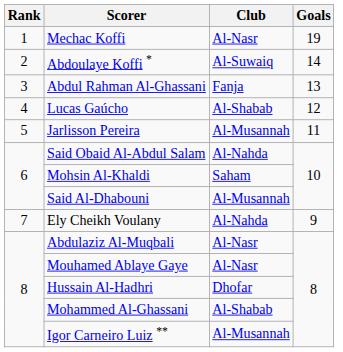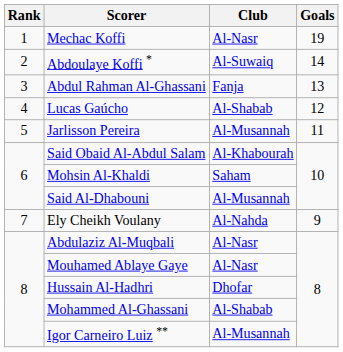(240, 153) Al-Nahda -> (253, 153) Al-Khabourah
